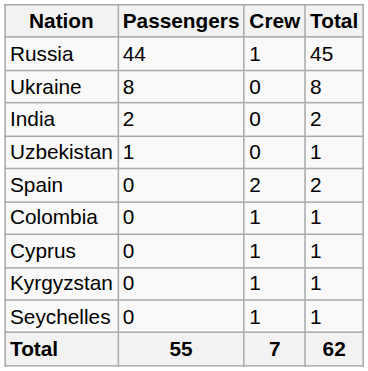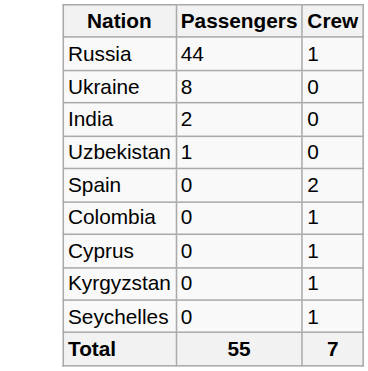- column: (334, 21)
